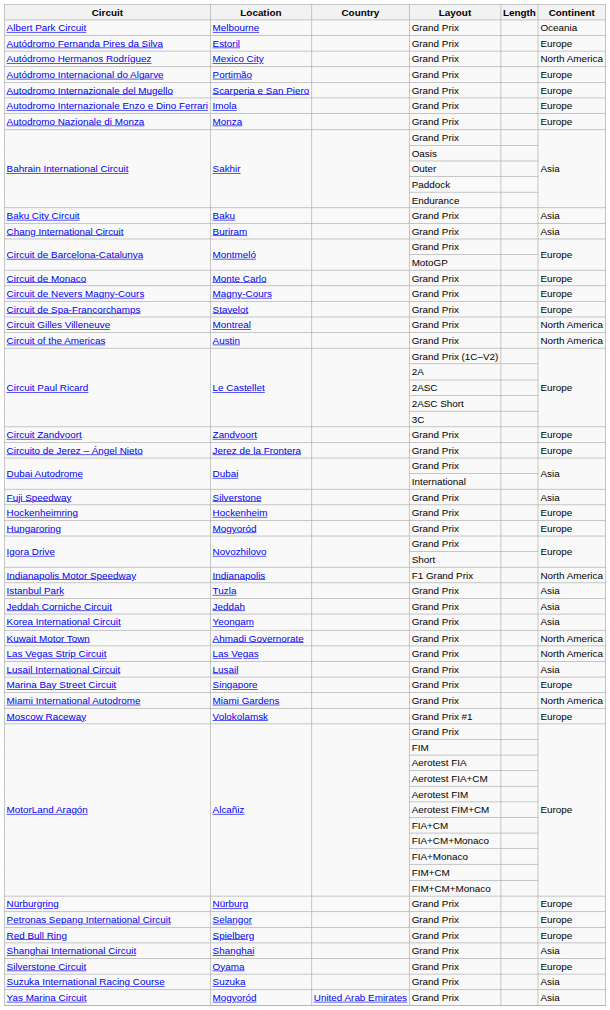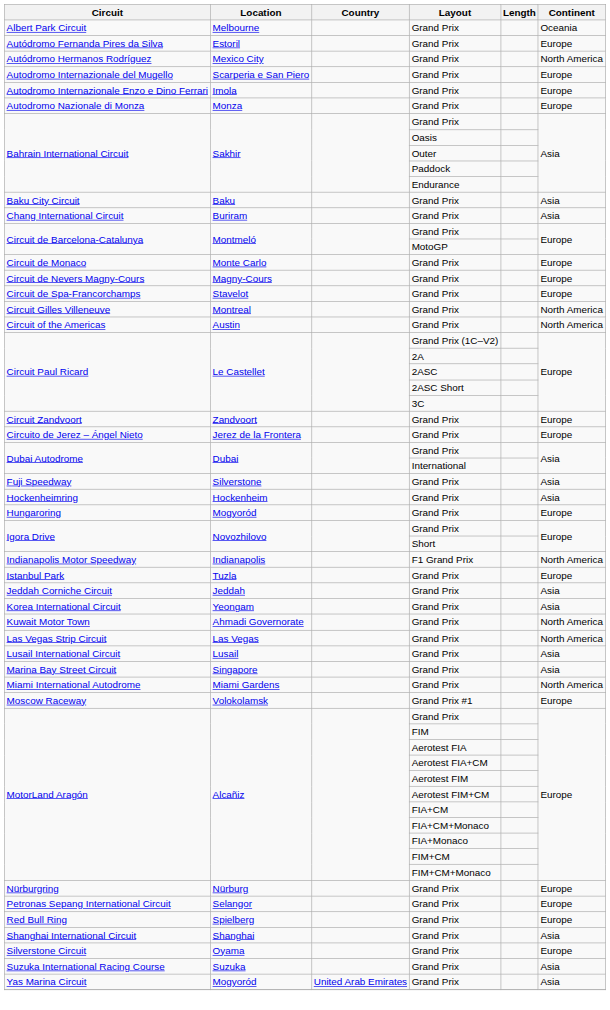- row: (85, 75)
(556, 513) Europe -> (550, 497) Asia
(550, 591) Asia -> (556, 575) Europe
(556, 685) Europe -> (550, 669) Asia
